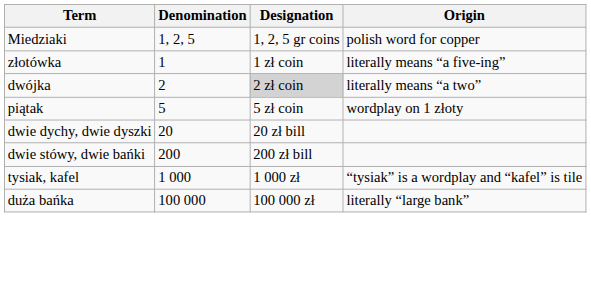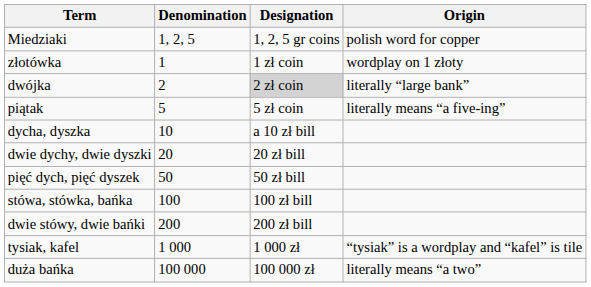(426, 62) literally means “a five-ing” -> (405, 62) wordplay on 1 złoty
(414, 85) literally means “a two” -> (408, 85) literally “large bank”
(405, 108) wordplay on 1 złoty -> (426, 108) literally means “a five-ing”
+ row: (49, 131)
+ row: (74, 177)
+ row: (70, 200)
(408, 200) literally “large bank” -> (414, 270) literally means “a two”
